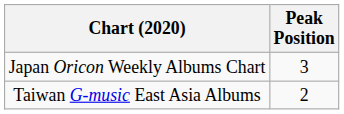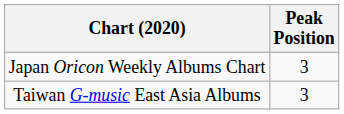(304, 94) 2 -> (304, 94) 3
